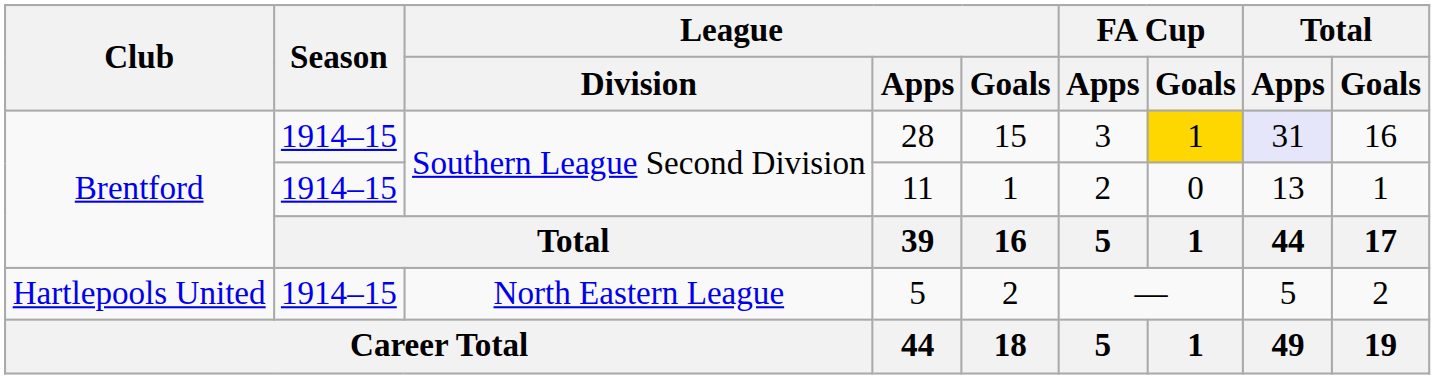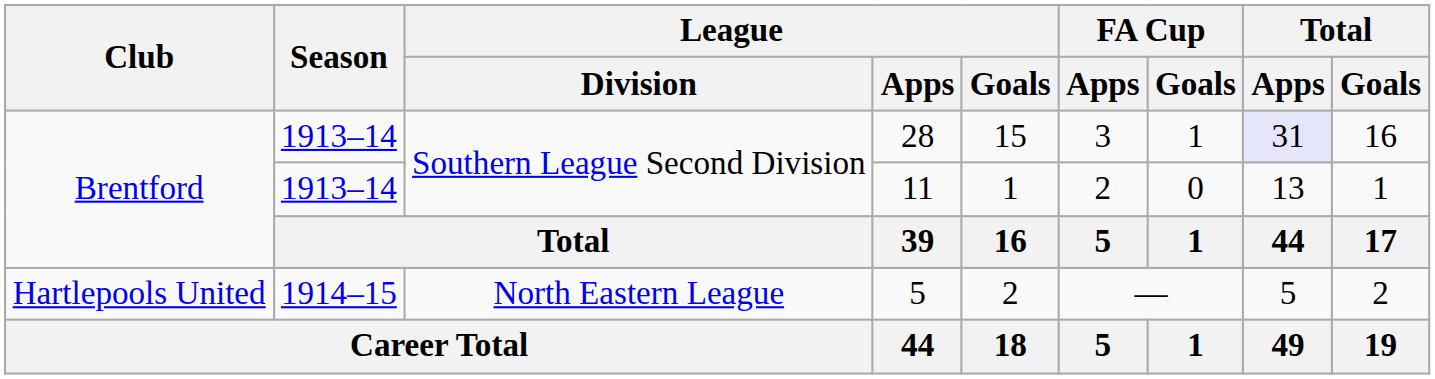(339, 135) 1914–15 -> (339, 135) 1913–14
(1195, 135) gold background -> (1195, 135) no background
(339, 188) 1914–15 -> (339, 188) 1913–14
